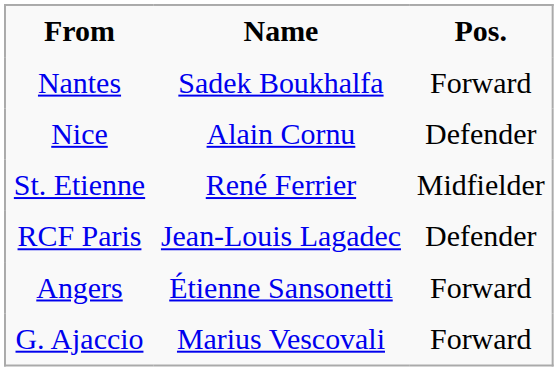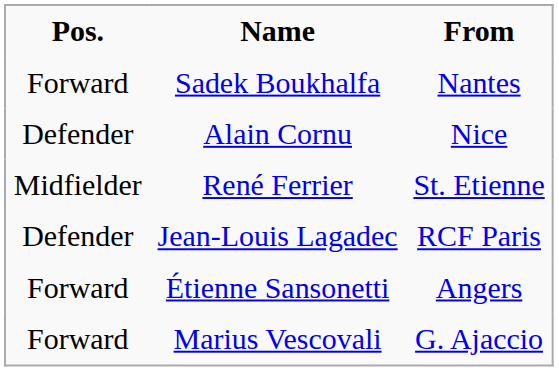columns swapped: (481, 31) <-> (80, 31)
